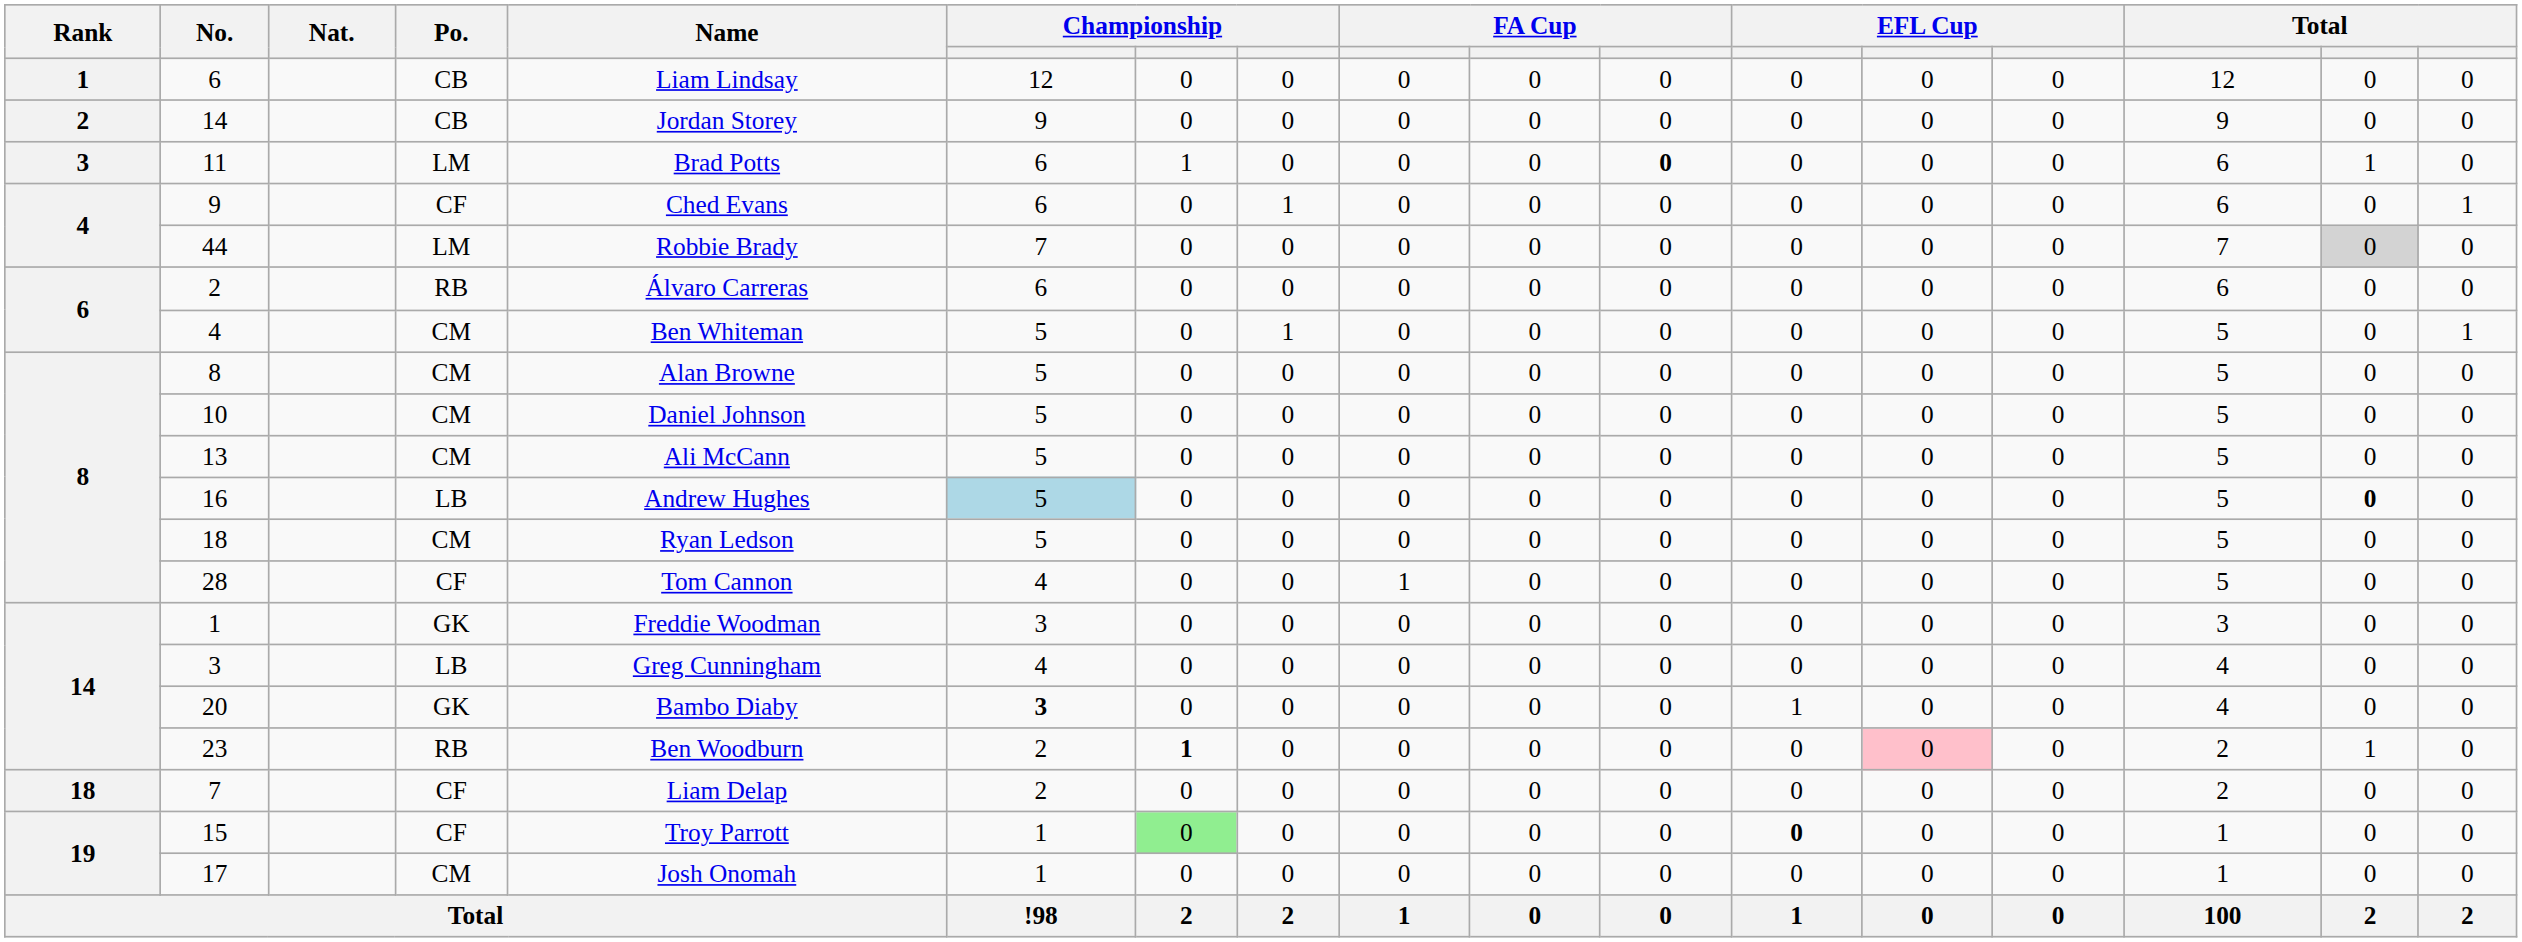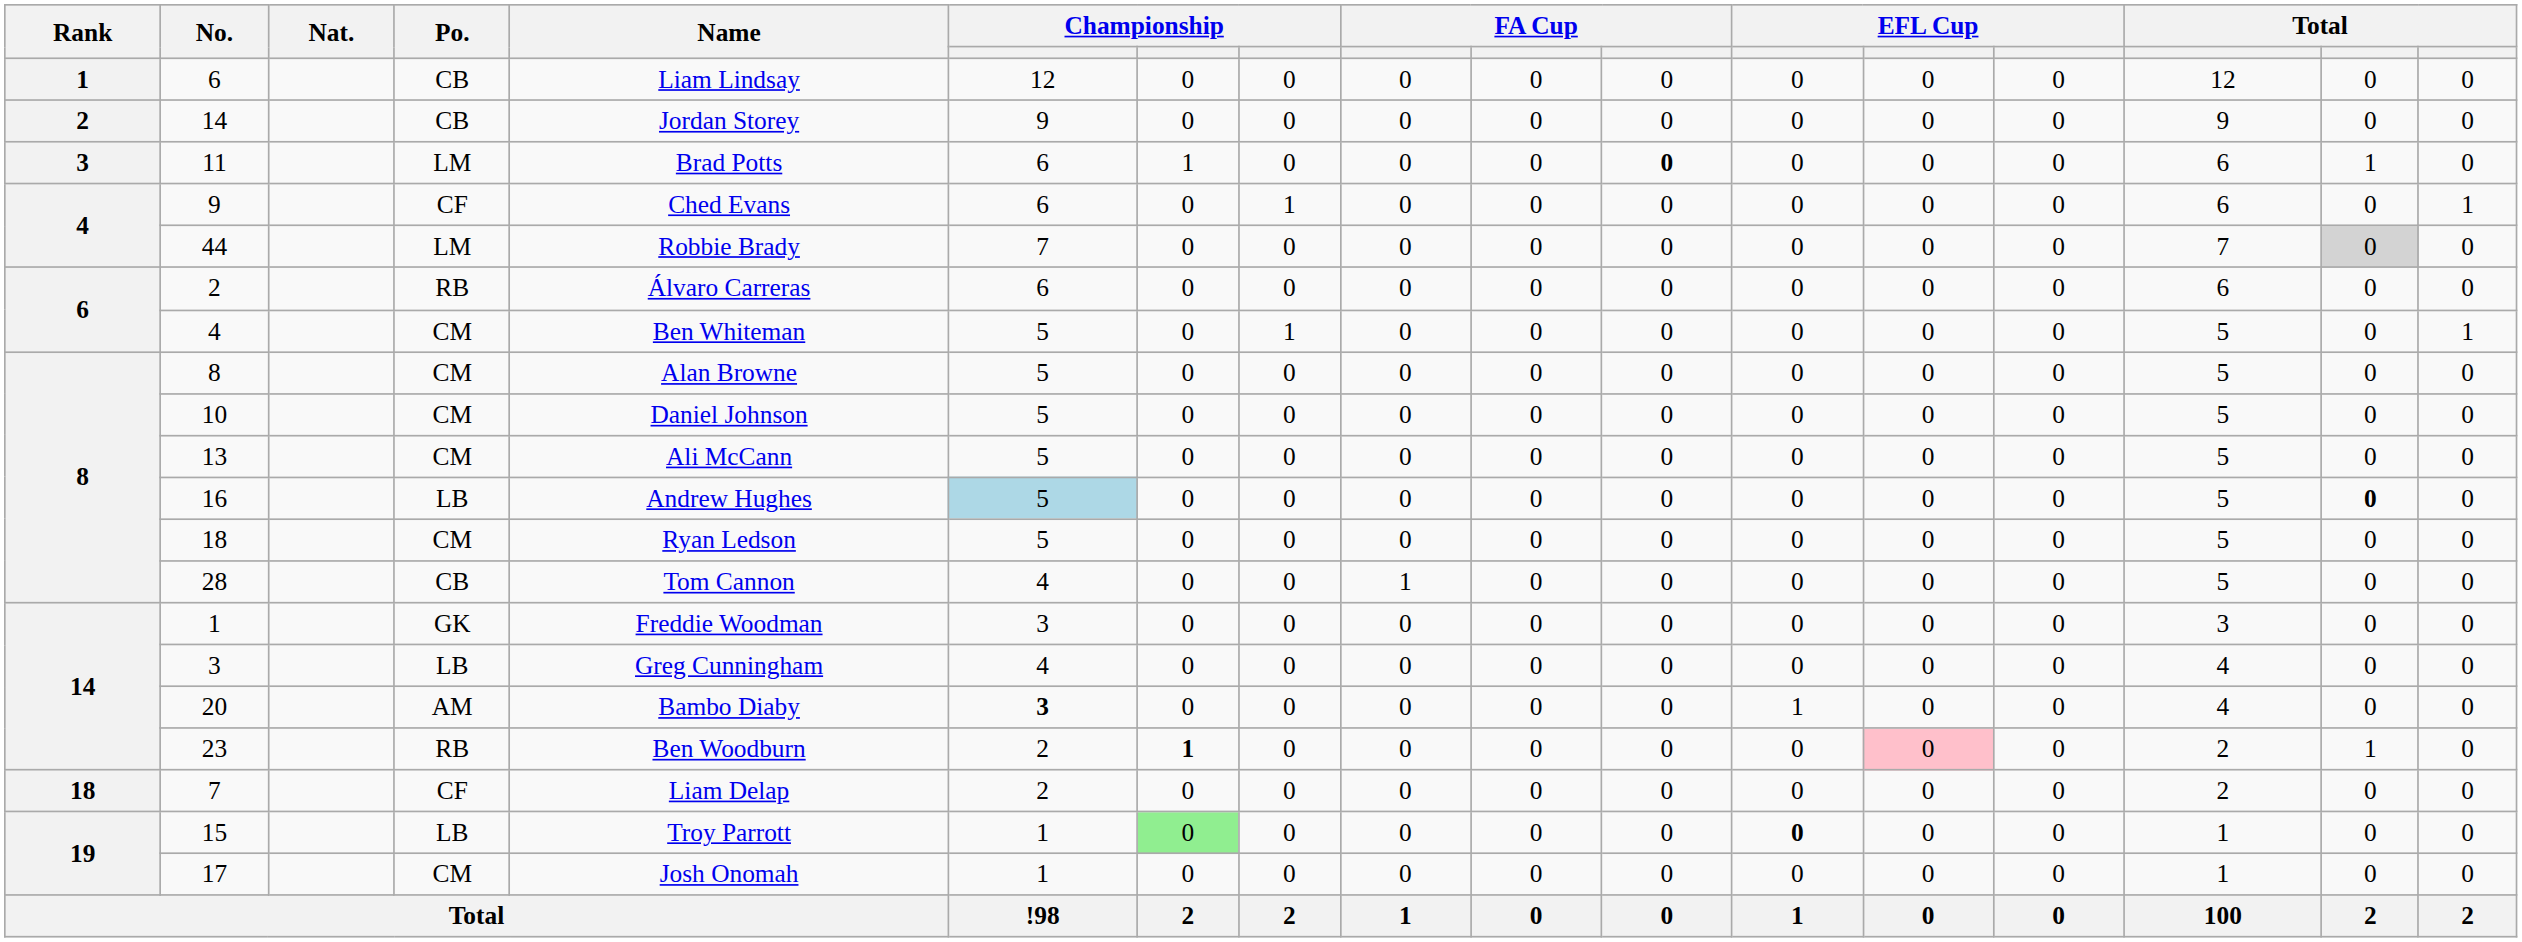(451, 581) CF -> (452, 581) CB
(451, 707) GK -> (452, 707) AM
(451, 832) CF -> (452, 832) LB
